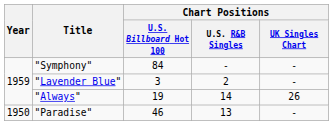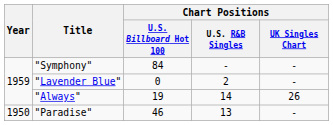(158, 81) 3 -> (158, 81) 0
